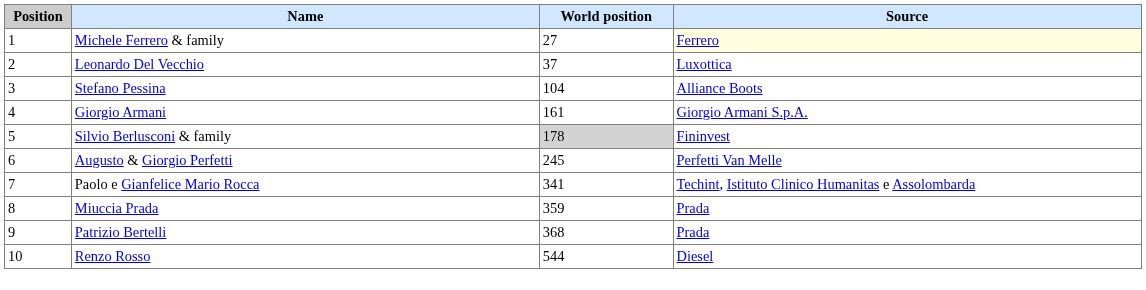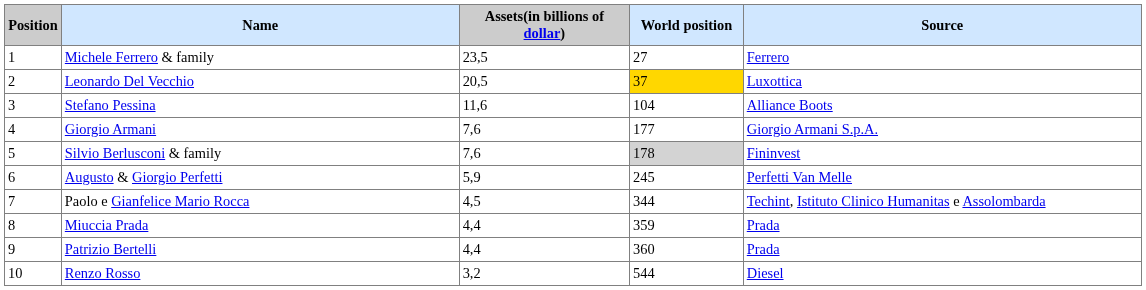+ column: (544, 24)
(698, 40) lightyellow background -> (768, 57) no background
(550, 64) no background -> (640, 81) gold background
(554, 112) 161 -> (644, 129) 177
(554, 184) 341 -> (644, 201) 344
(554, 232) 368 -> (644, 249) 360
